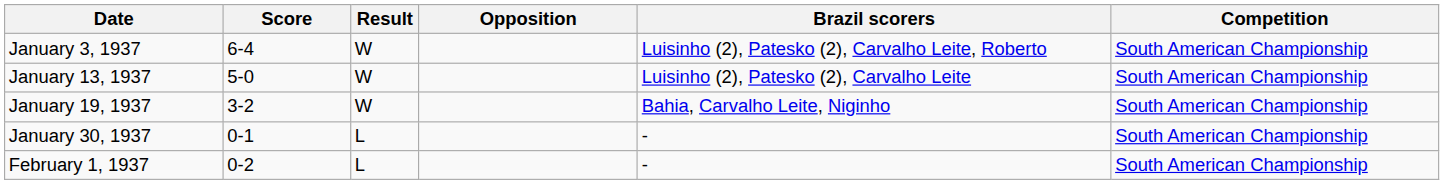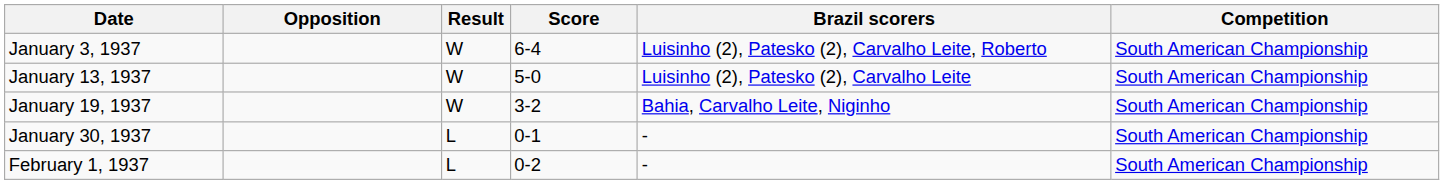columns swapped: (528, 19) <-> (287, 19)
